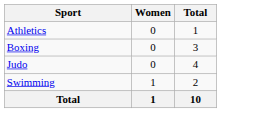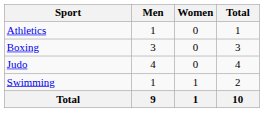+ column: (153, 13)
